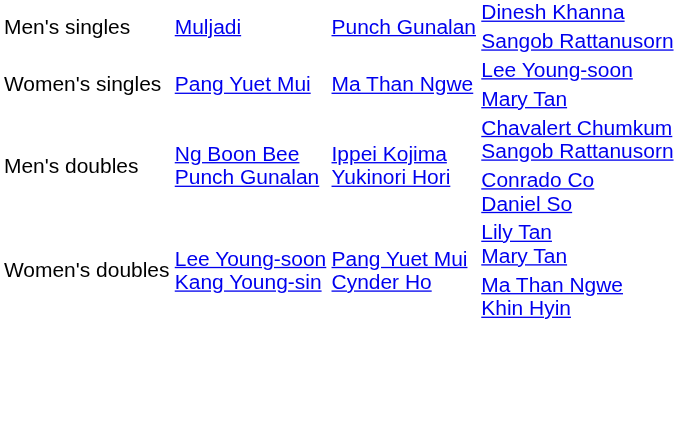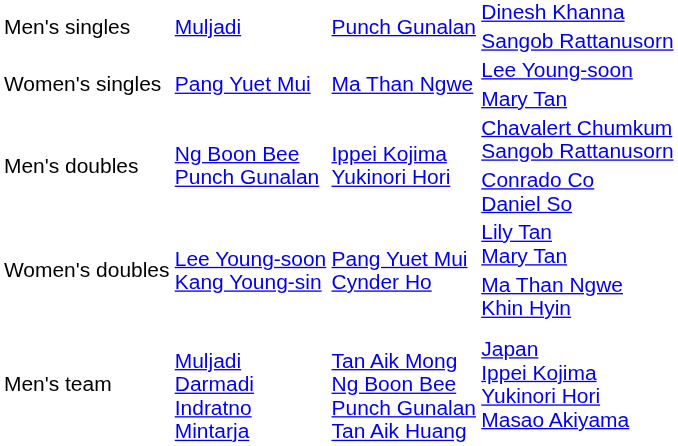+ row: (555, 384)
